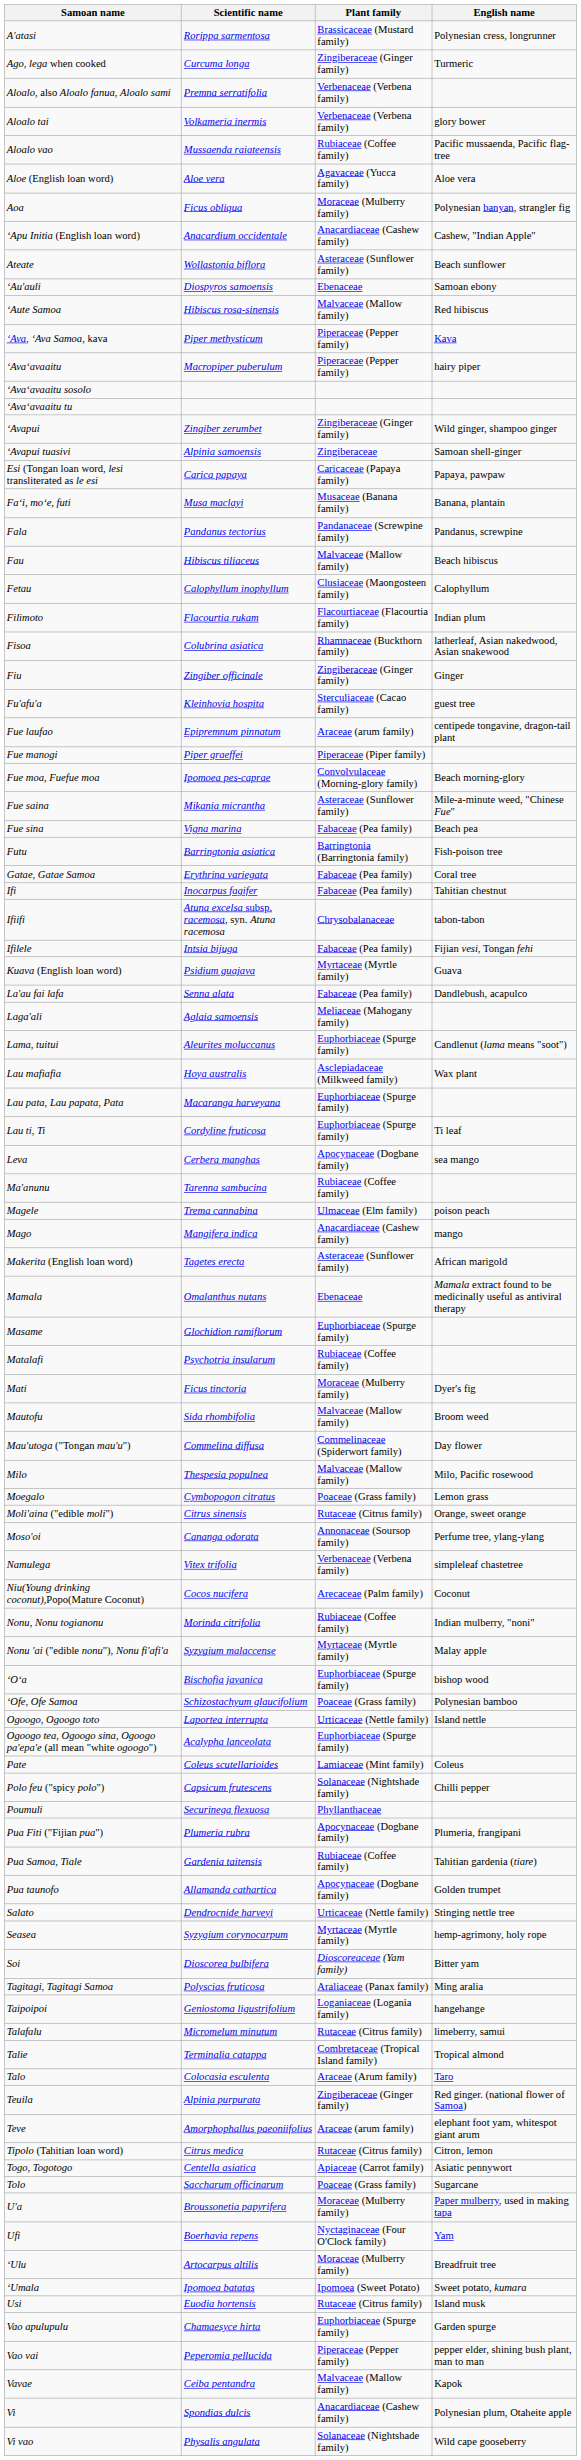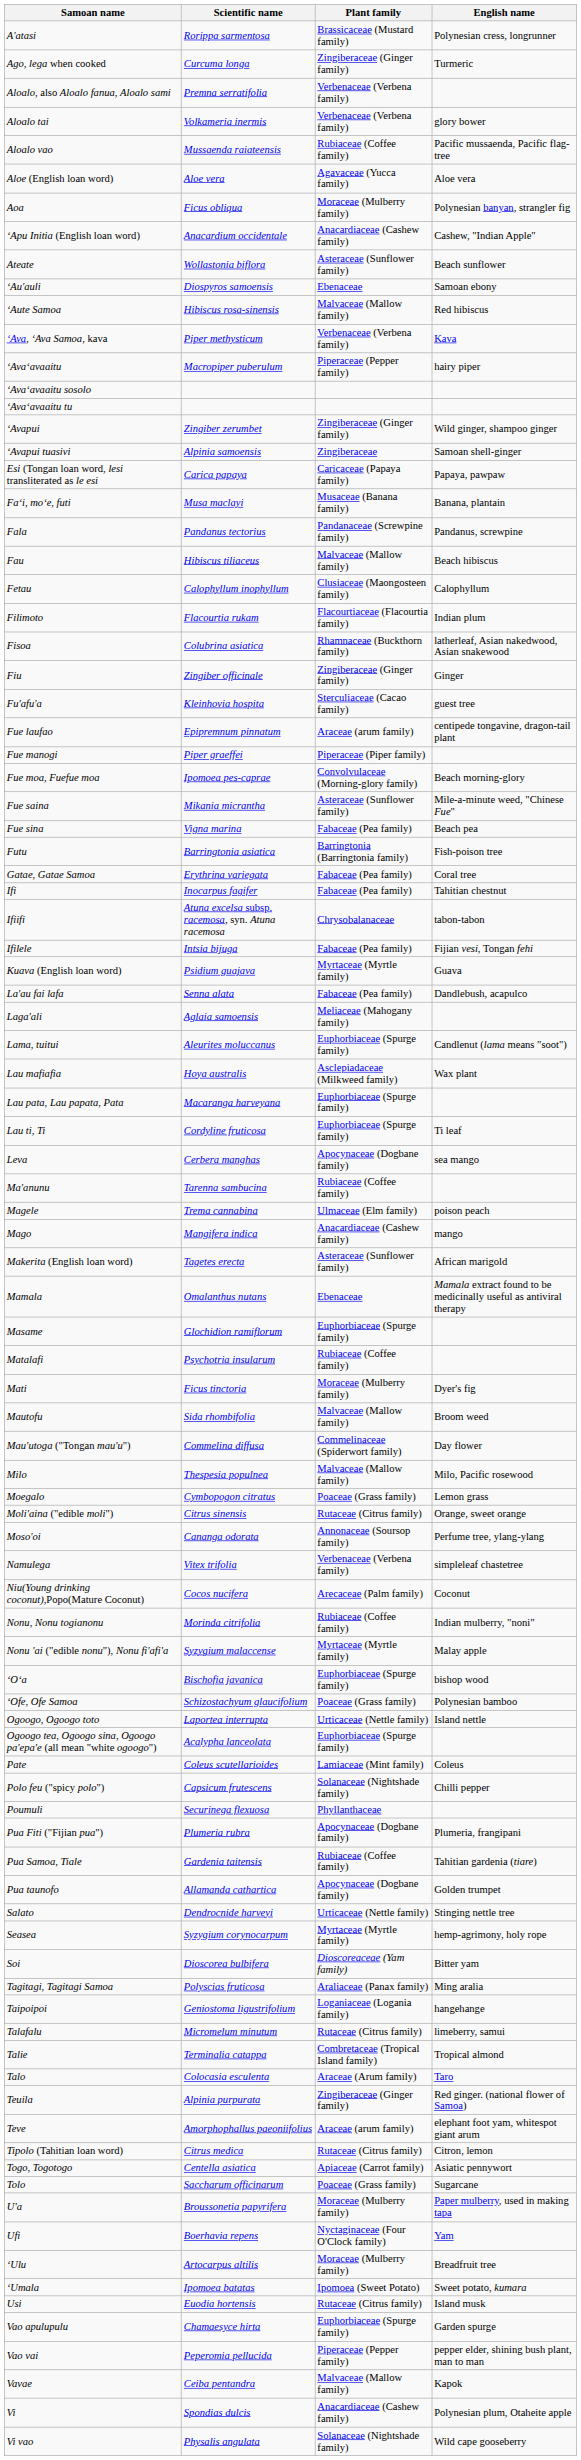(358, 338) Piperaceae (Pepper family) -> (364, 338) Verbenaceae (Verbena family)
